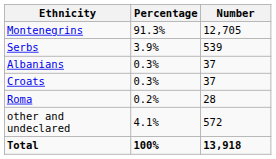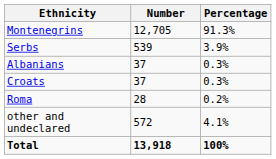columns swapped: (236, 13) <-> (166, 13)
